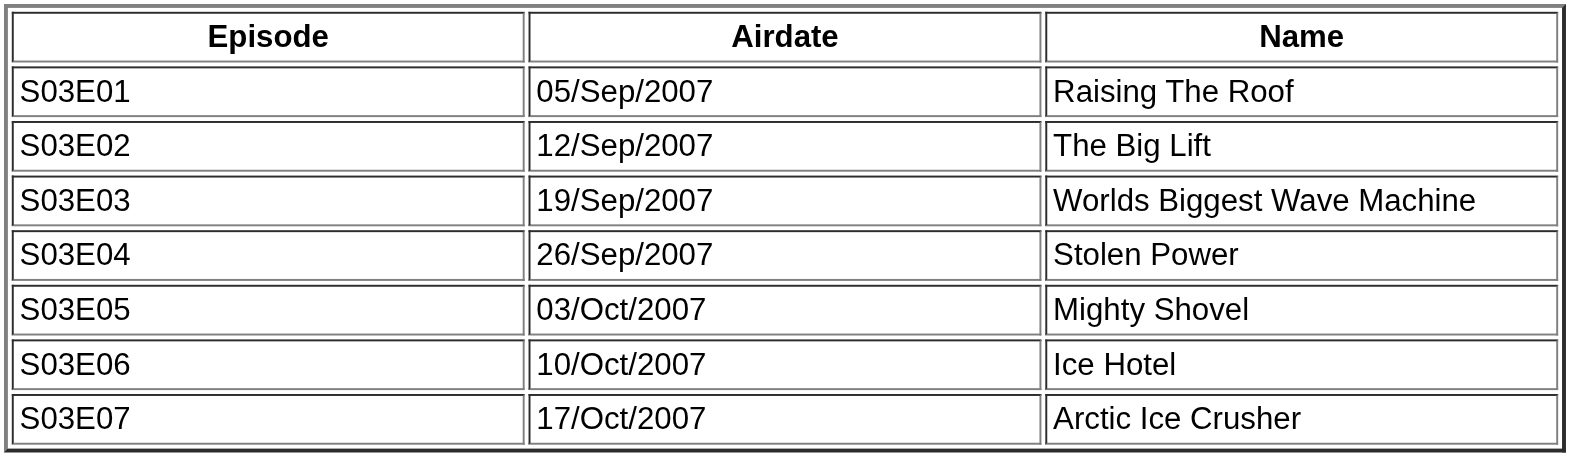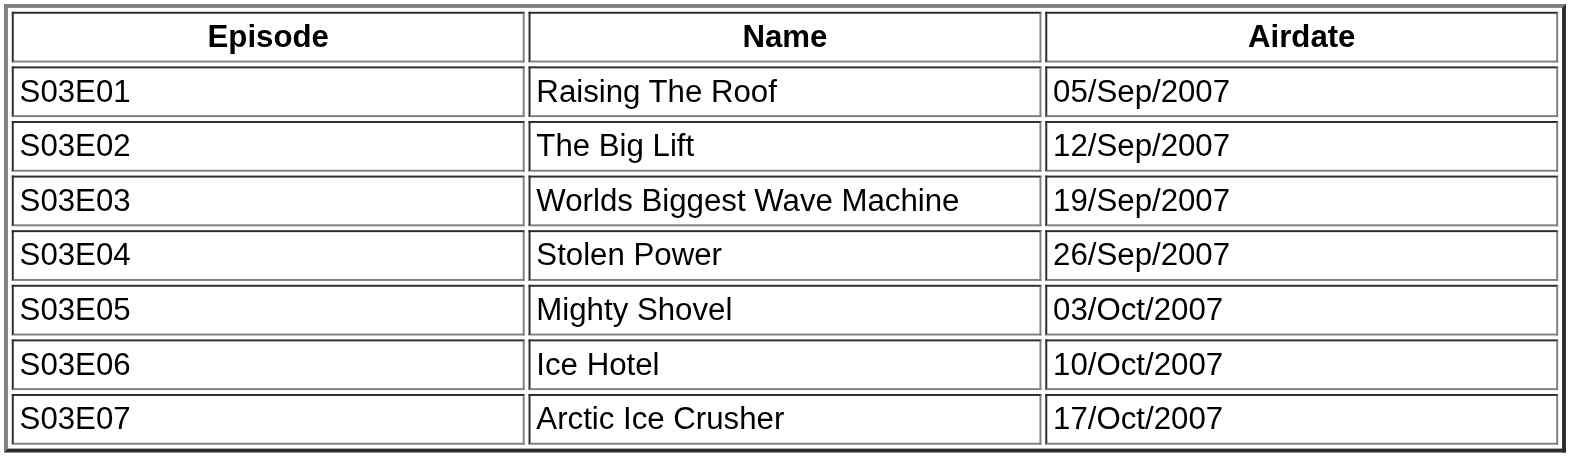columns swapped: (1302, 36) <-> (785, 36)
